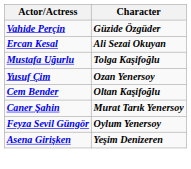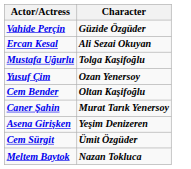- row: (48, 124)
+ row: (30, 140)
+ row: (38, 156)
